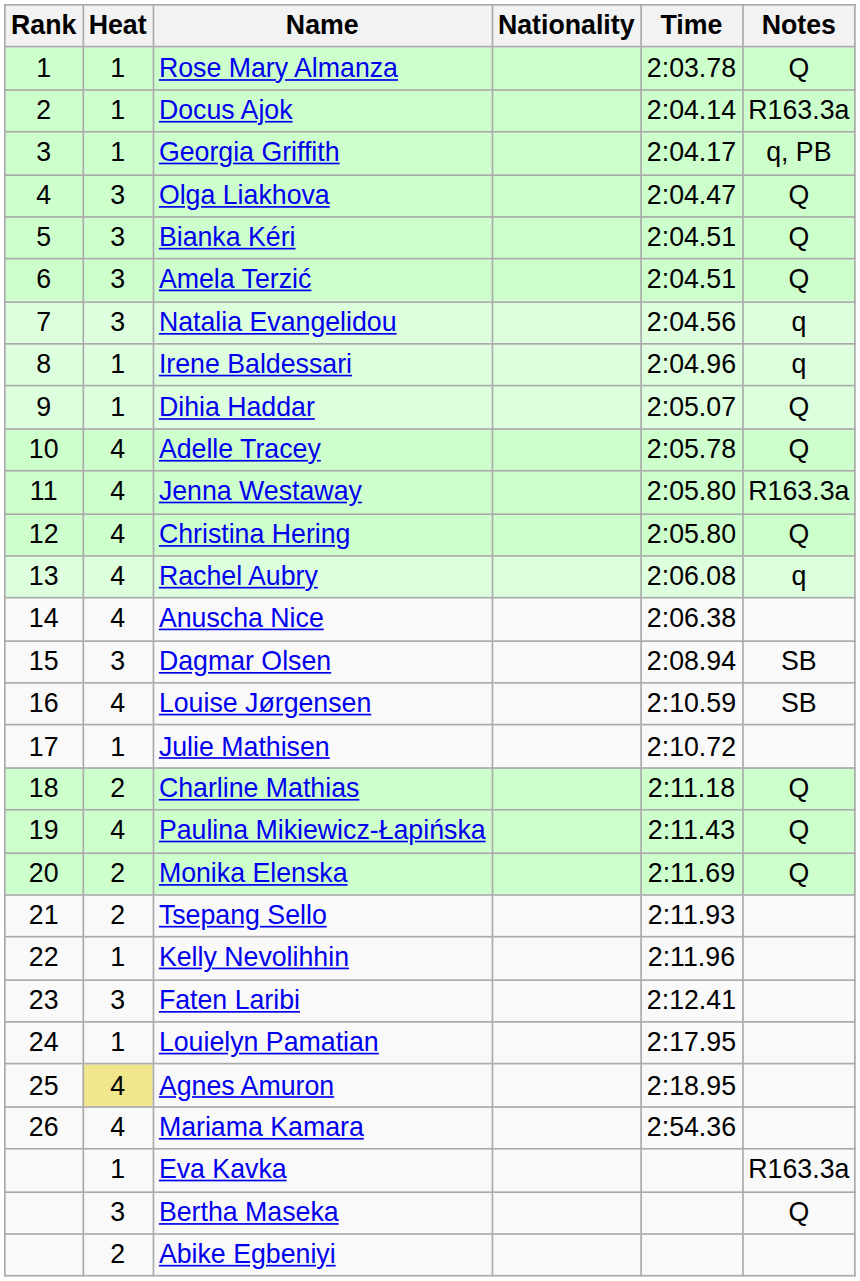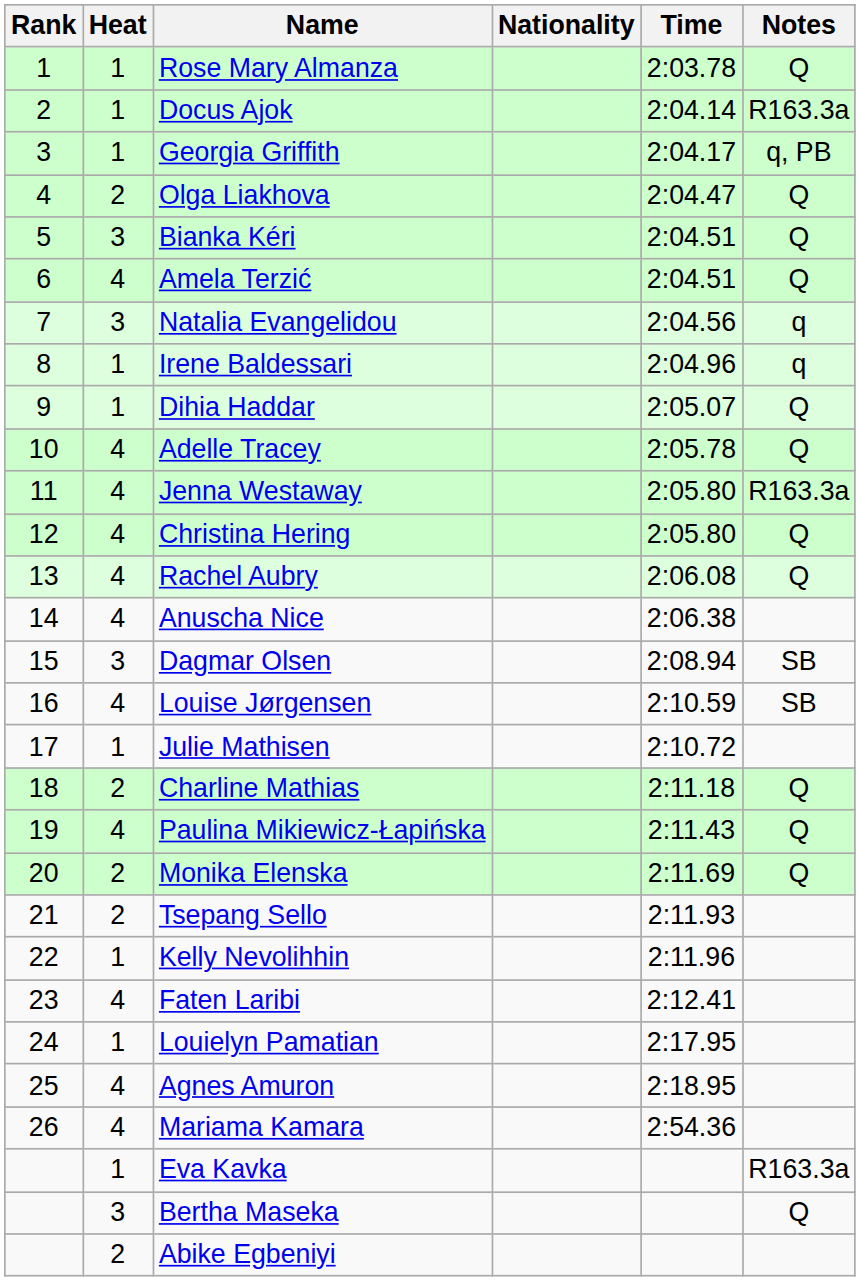(118, 195) 3 -> (118, 195) 2
(118, 279) 3 -> (118, 279) 4
(799, 576) q -> (799, 576) Q
(118, 1000) 3 -> (118, 1000) 4
(118, 1085) khaki background -> (118, 1085) no background
